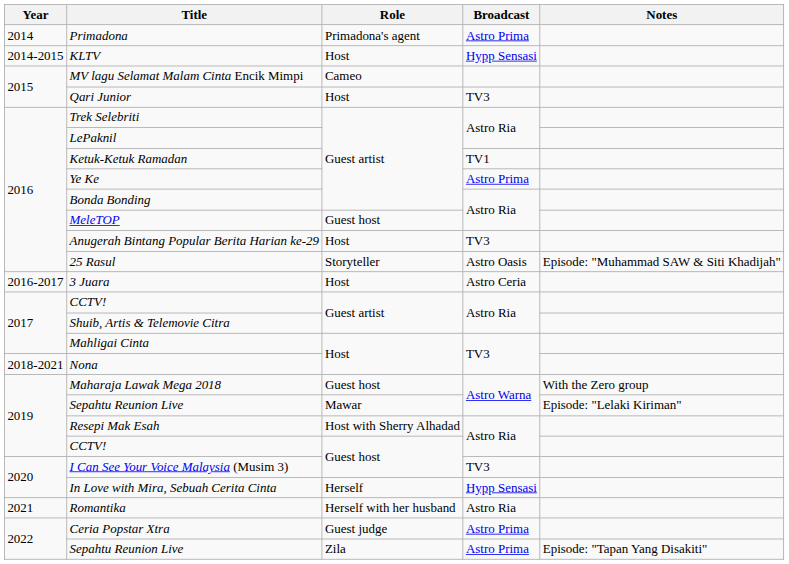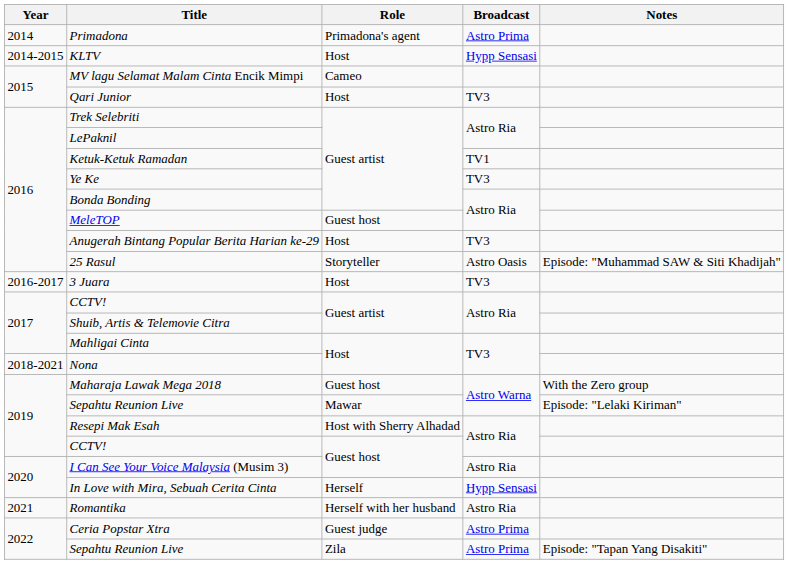(497, 179) Astro Prima -> (478, 179) TV3
(496, 281) Astro Ceria -> (478, 281) TV3
(478, 466) TV3 -> (491, 466) Astro Ria
